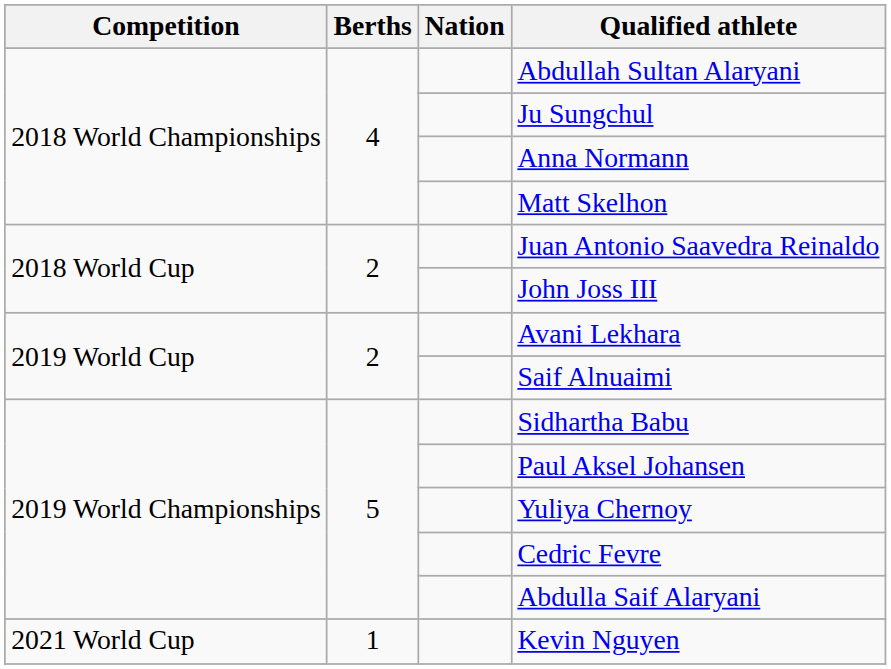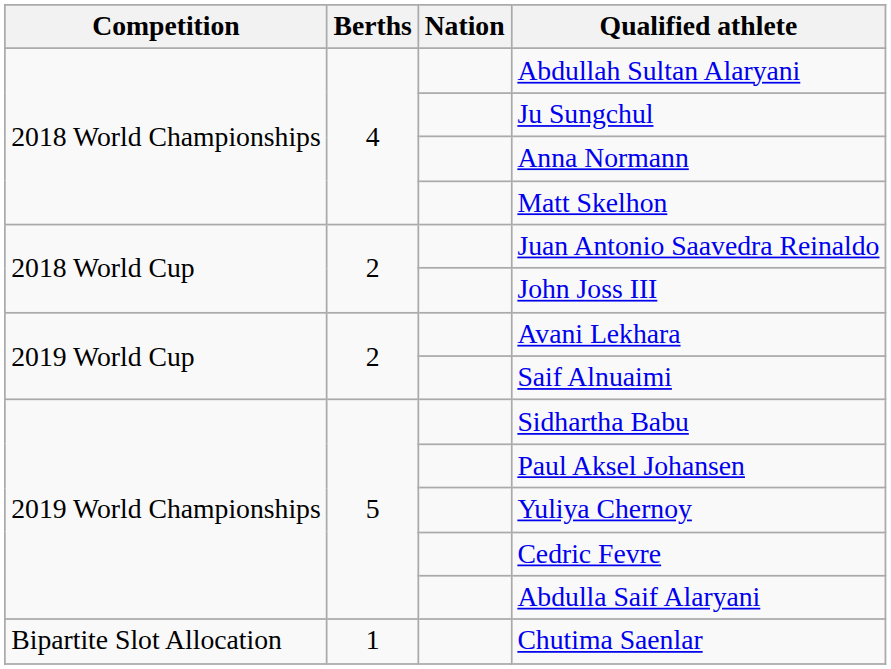- row: (598, 641)
+ row: (610, 641)
